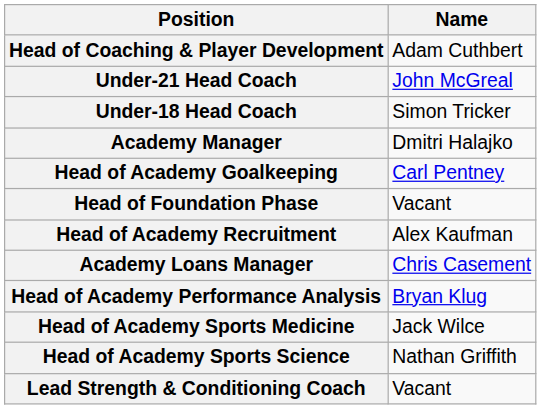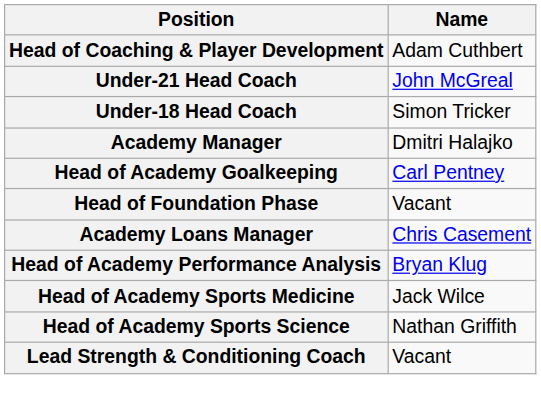- row: (196, 234)
